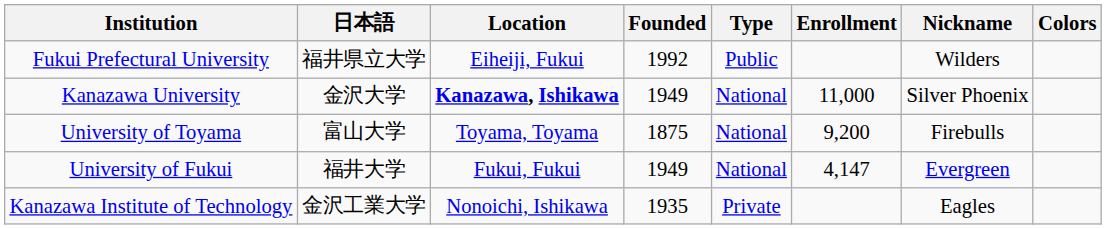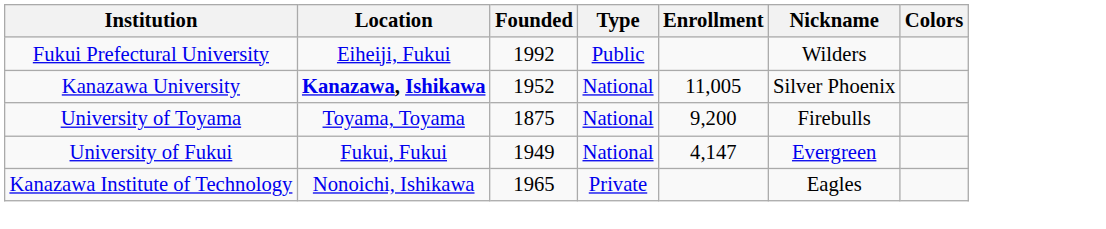- column: (364, 22)
(667, 96) 1949 -> (534, 86) 1952
(847, 96) 11,000 -> (713, 86) 11,005
(667, 205) 1935 -> (534, 184) 1965
